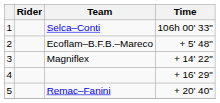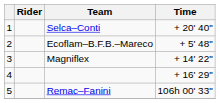(185, 28) 106h 00' 33" -> (193, 28) + 20' 40"
(193, 91) + 20' 40" -> (185, 91) 106h 00' 33"
